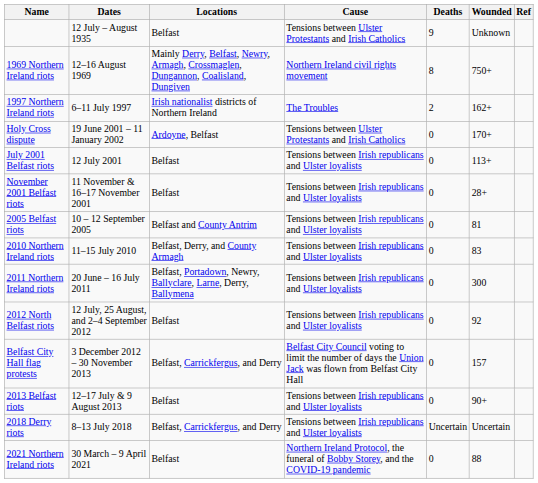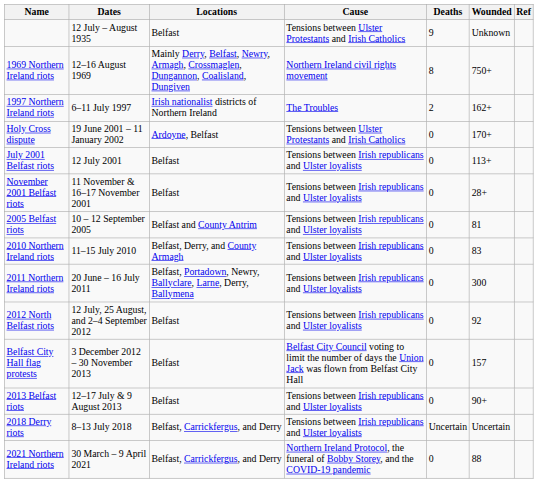(217, 363) Belfast, Carrickfergus, and Derry -> (165, 363) Belfast
(165, 459) Belfast -> (217, 459) Belfast, Carrickfergus, and Derry
